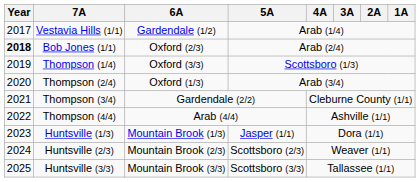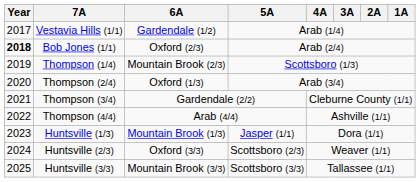(176, 64) Oxford (3/3) -> (176, 64) Mountain Brook (2/3)
(176, 151) Mountain Brook (2/3) -> (176, 151) Oxford (3/3)
